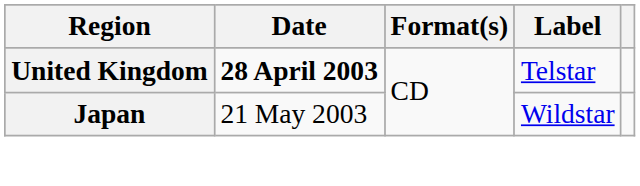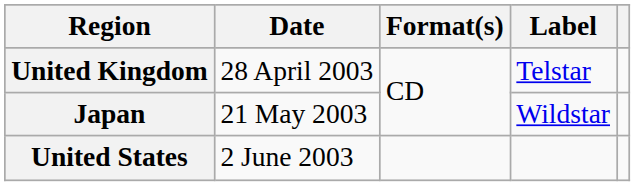(299, 69) bold -> (297, 69) normal
+ row: (109, 157)
